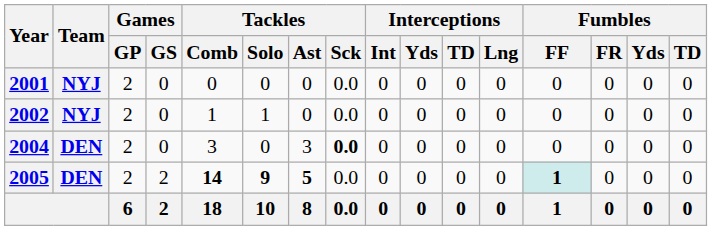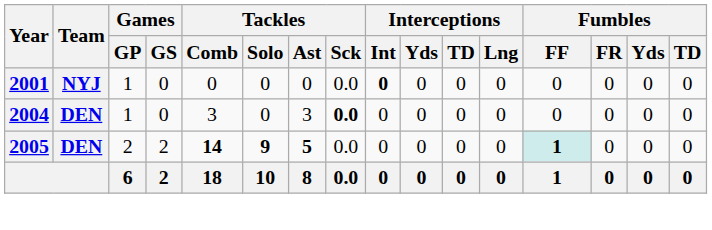(128, 83) 2 -> (128, 83) 1
(383, 83) normal -> (383, 83) bold
- row: (29, 114)
(128, 146) 2 -> (128, 114) 1
